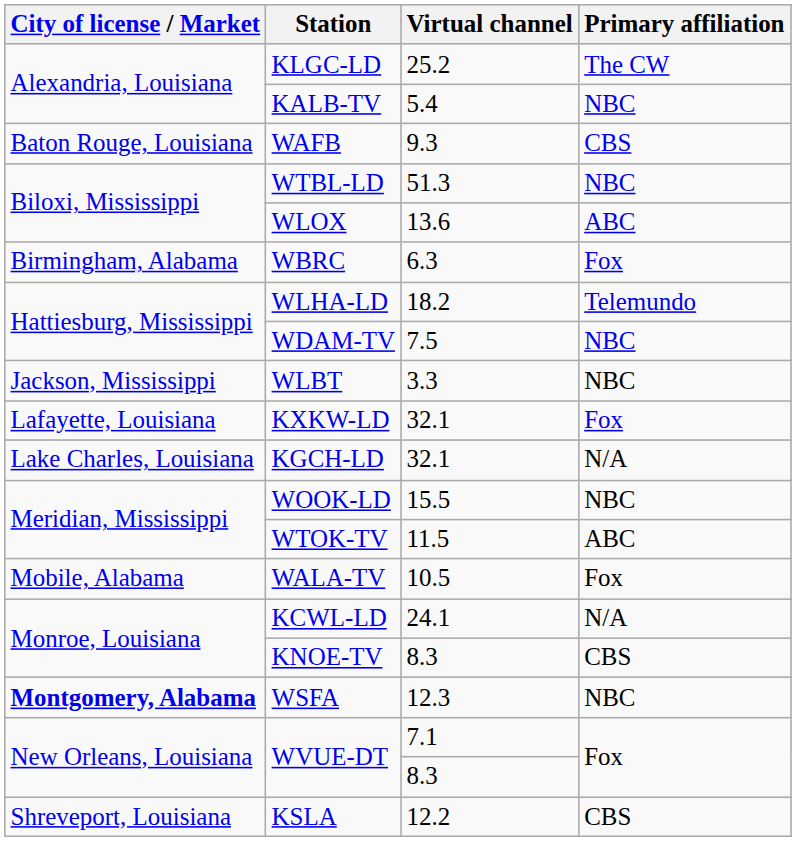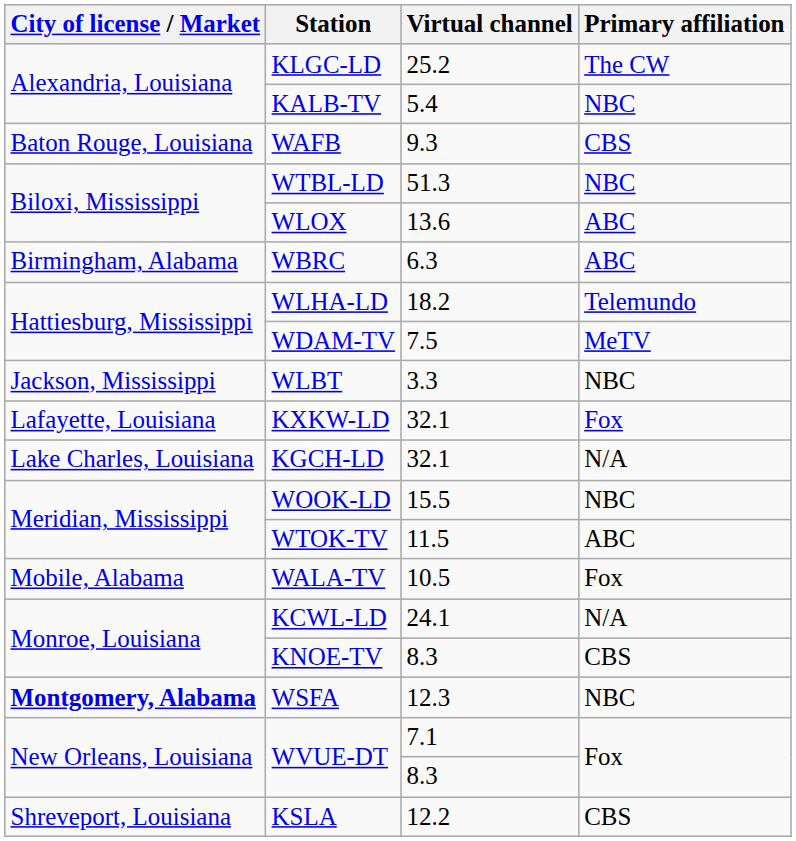(604, 261) Fox -> (610, 261) ABC
(610, 340) NBC -> (617, 340) MeTV
